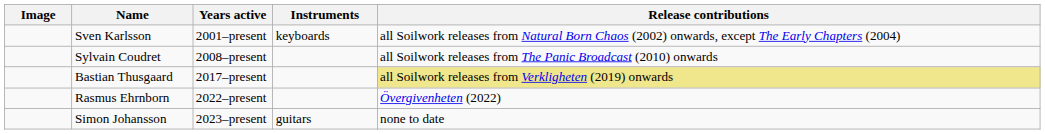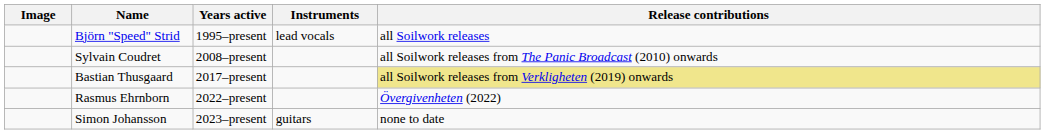+ row: (127, 35)
- row: (113, 35)
